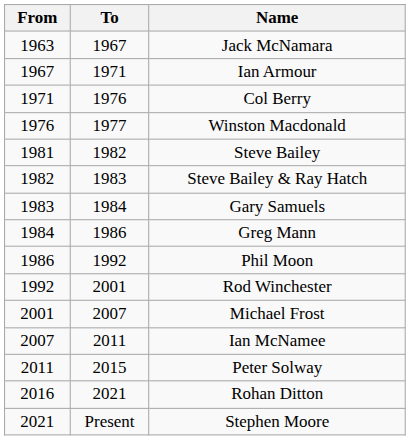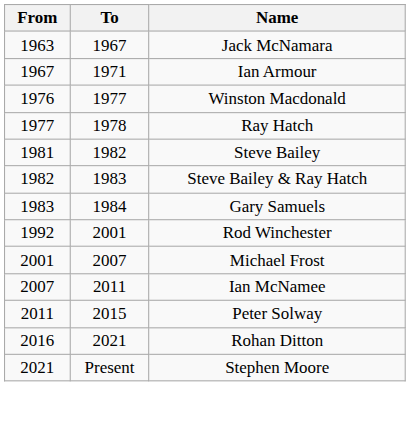- row: (277, 98)
+ row: (277, 125)
- row: (277, 233)
- row: (277, 260)
